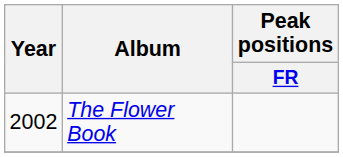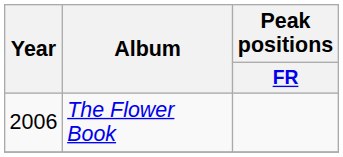(33, 122) 2002 -> (33, 122) 2006
